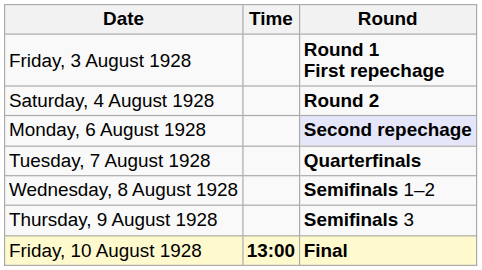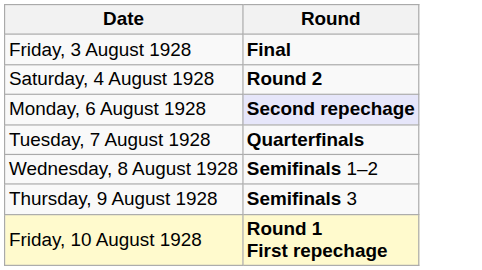- column: (271, 19)
(374, 60) Round 1 First repechage -> (269, 49) Final
(326, 250) Final -> (317, 239) Round 1 First repechage
